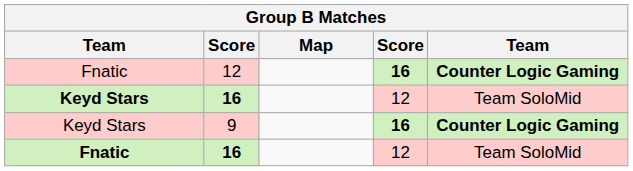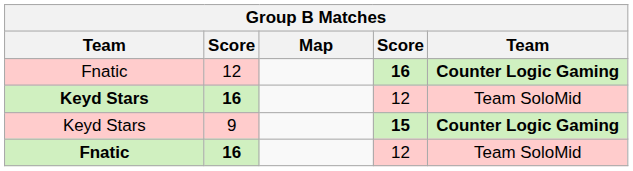(400, 125) 16 -> (400, 125) 15
